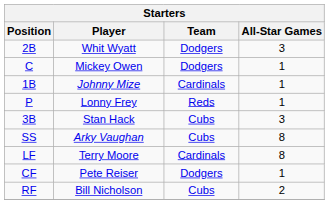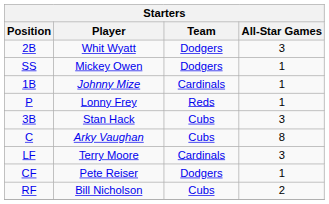(29, 66) C -> (29, 66) SS
(29, 137) SS -> (29, 137) C
(282, 155) 8 -> (282, 155) 3
